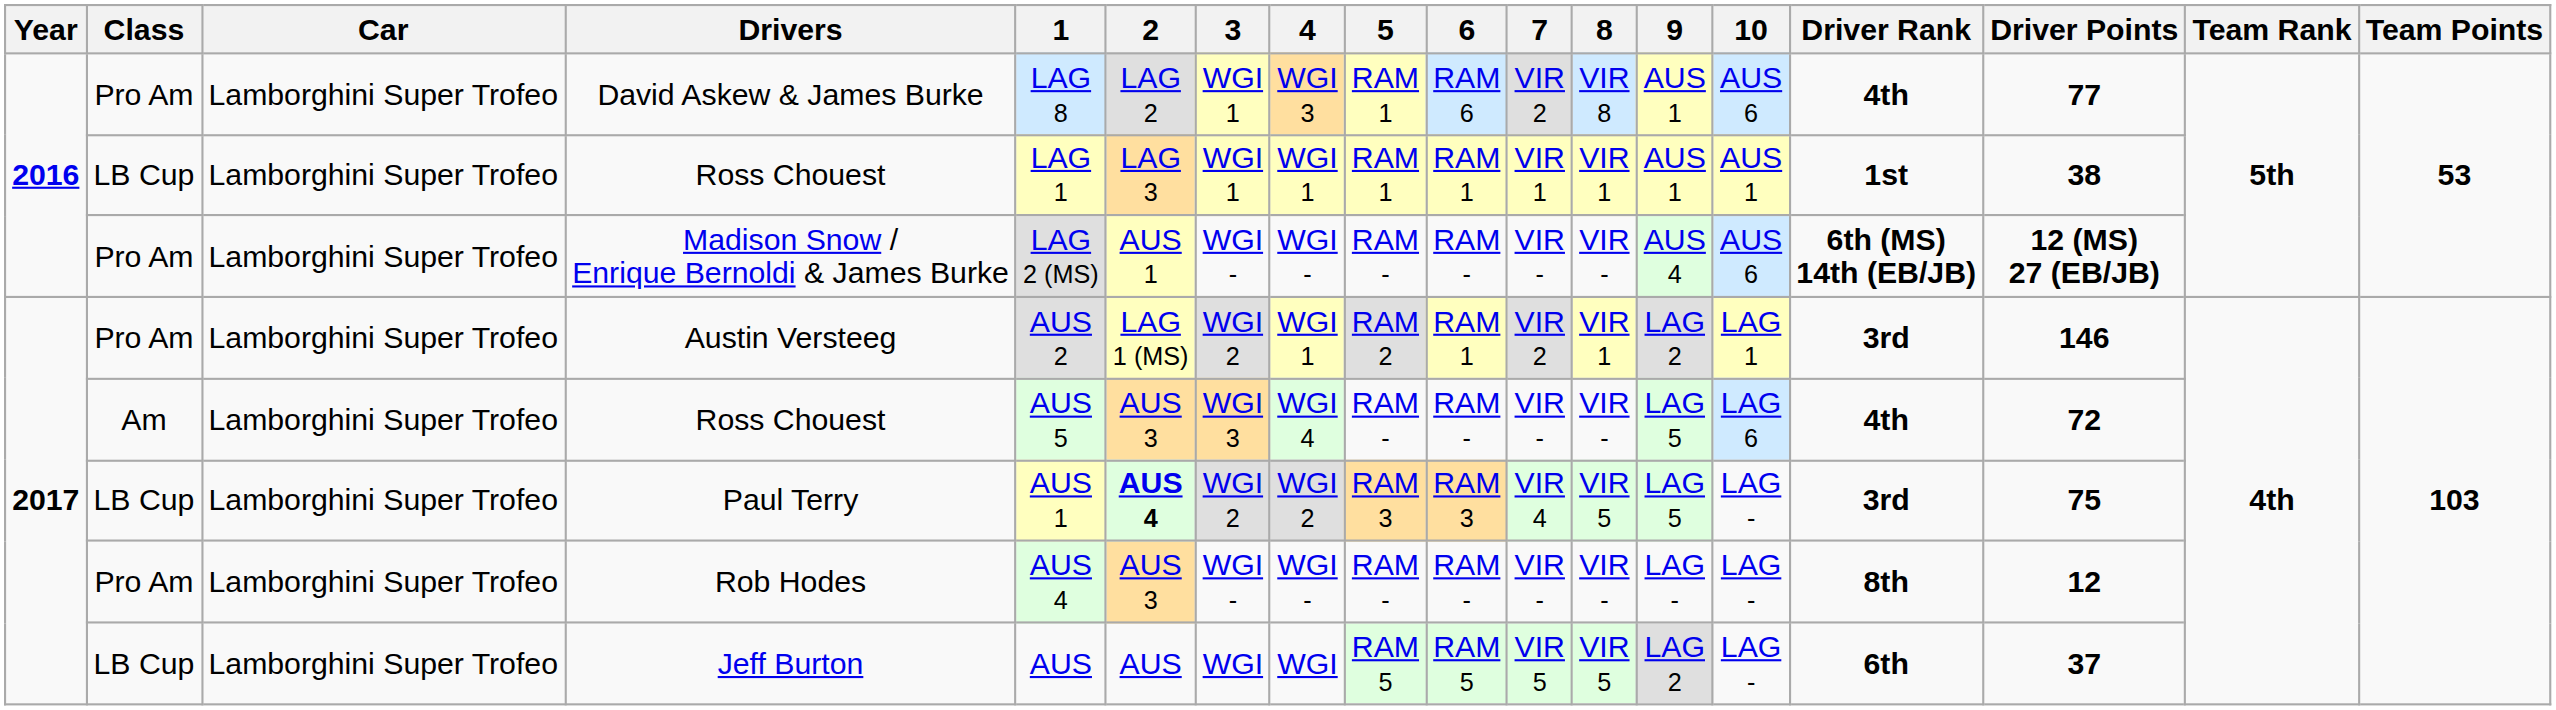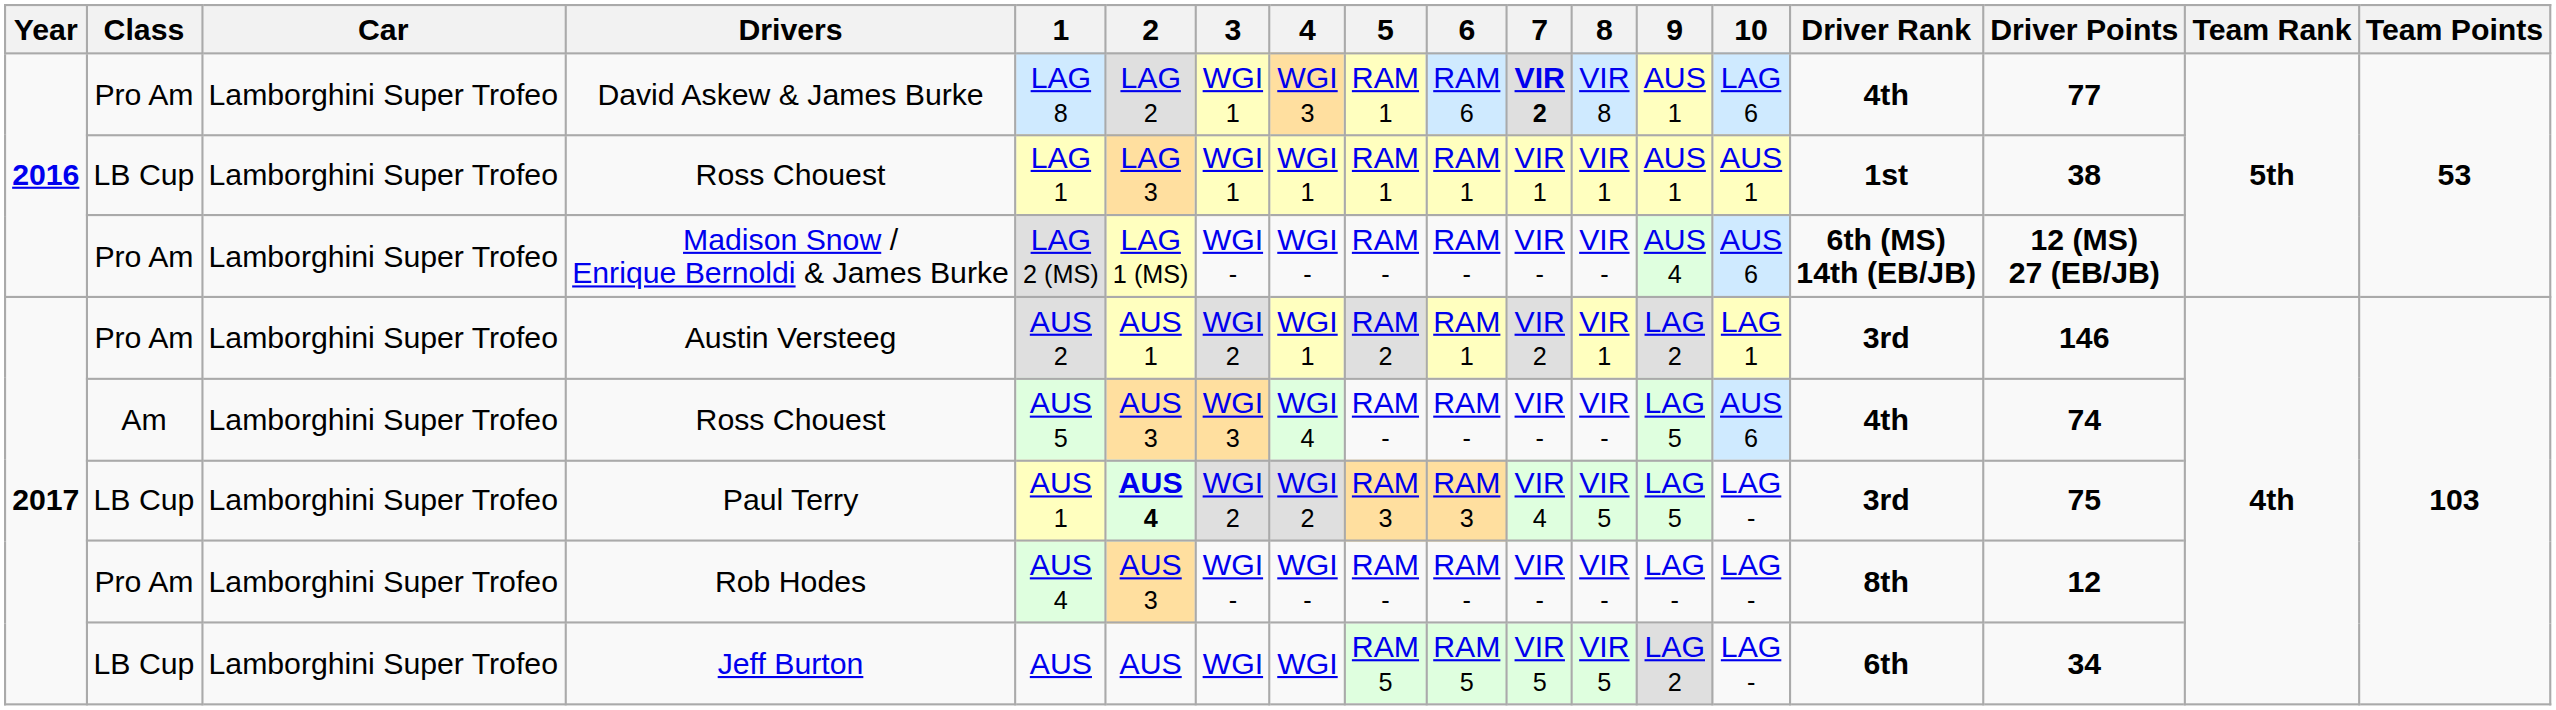(1540, 94) normal -> (1540, 94) bold
(1751, 94) AUS 6 -> (1751, 94) LAG 6
(1151, 257) AUS 1 -> (1151, 257) LAG 1 (MS)
(1151, 338) LAG 1 (MS) -> (1151, 338) AUS 1
(1751, 419) LAG 6 -> (1751, 419) AUS 6
(2084, 419) 72 -> (2084, 419) 74
(2084, 664) 37 -> (2084, 664) 34
